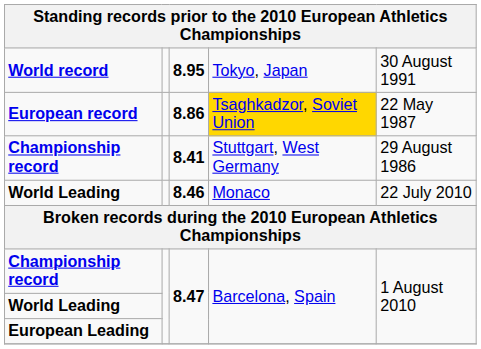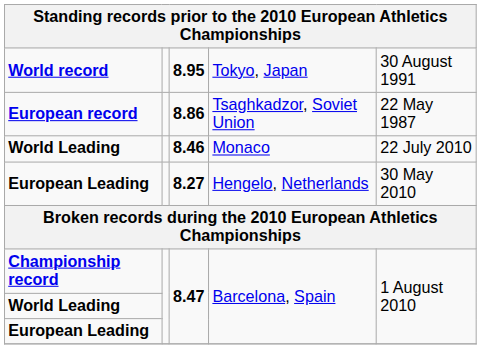(285, 114) gold background -> (285, 114) no background
- row: (64, 157)
+ row: (79, 183)
